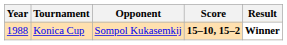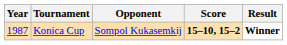(18, 31) 1988 -> (18, 31) 1987
